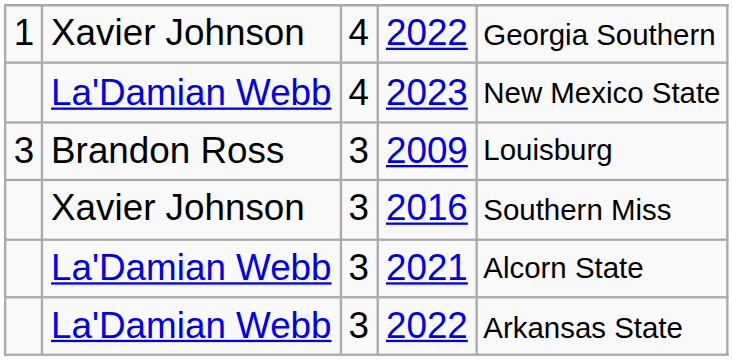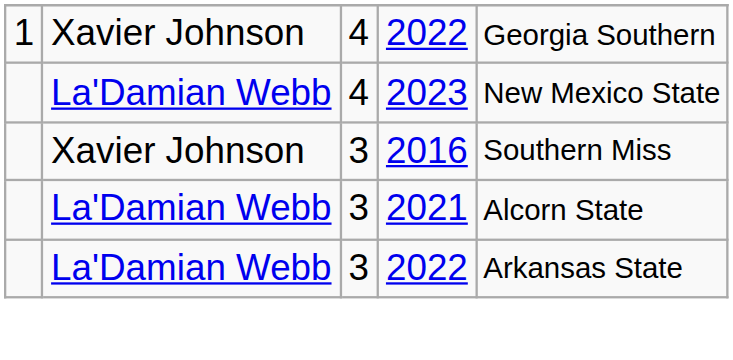- row: (24, 150)
